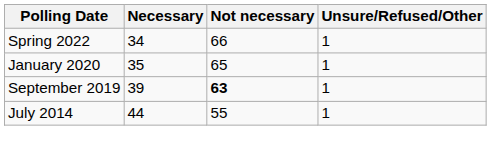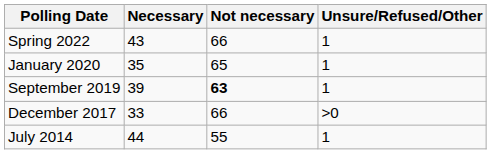(136, 40) 34 -> (136, 40) 43
+ row: (62, 112)
